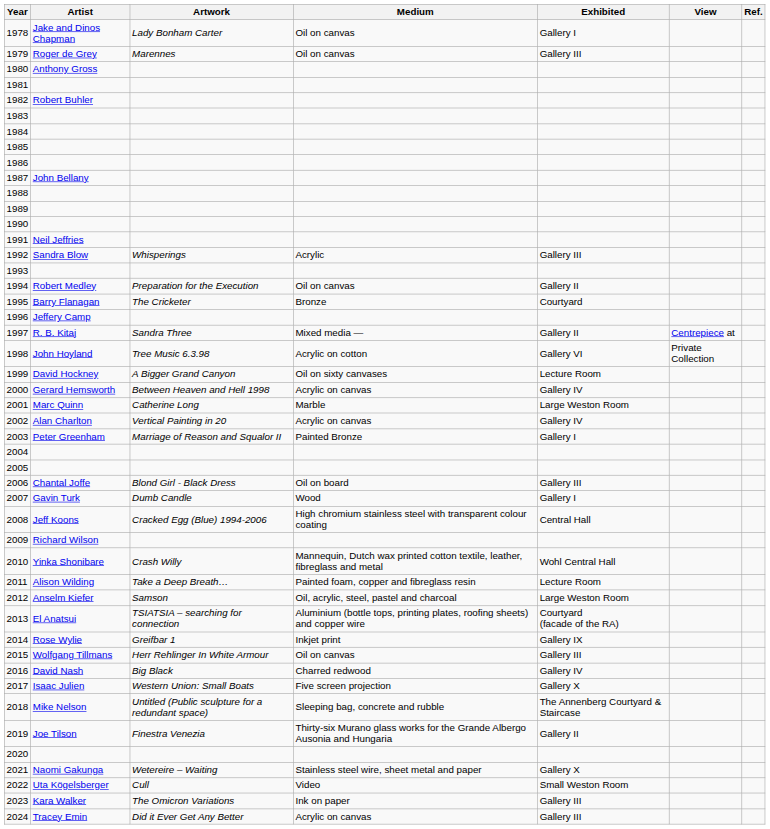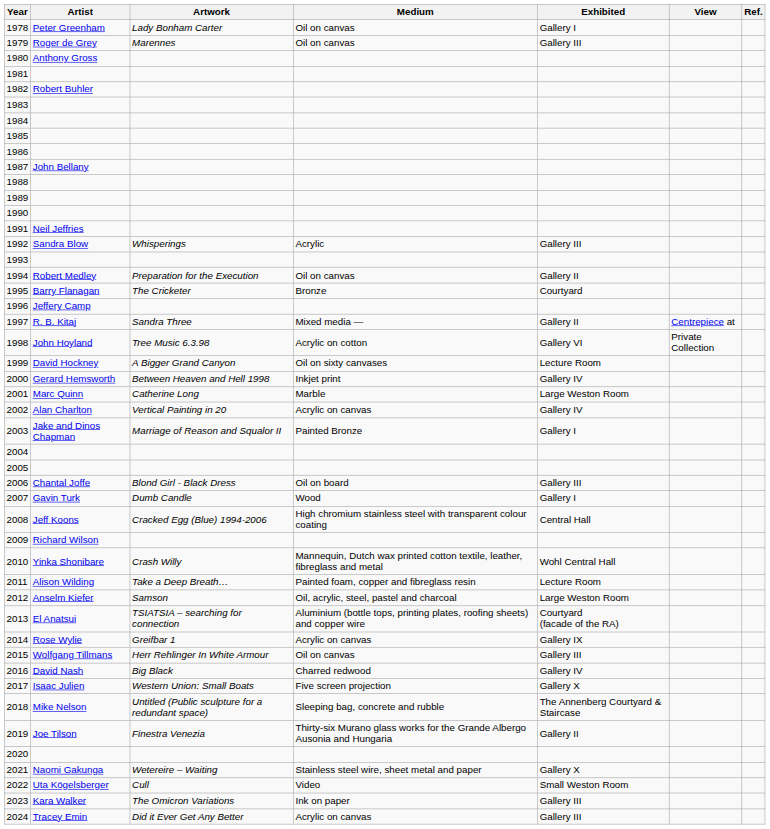(66, 33) Jake and Dinos Chapman -> (69, 27) Peter Greenham
(333, 390) Acrylic on canvas -> (318, 379) Inkjet print
(69, 436) Peter Greenham -> (66, 431) Jake and Dinos Chapman
(318, 639) Inkjet print -> (333, 639) Acrylic on canvas
